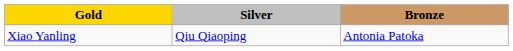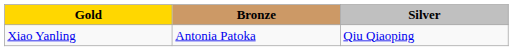columns swapped: (256, 14) <-> (424, 14)
